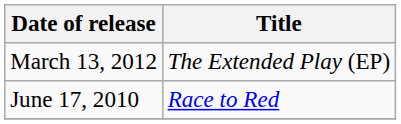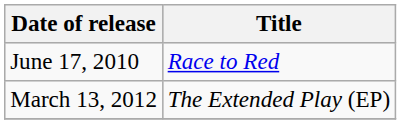rows swapped: (75, 99) <-> (84, 61)
